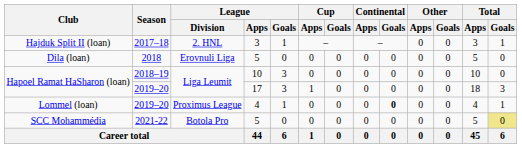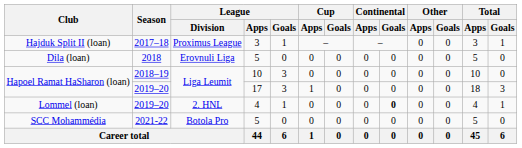(207, 43) 2. HNL -> (207, 43) Proximus League
(207, 105) Proximus League -> (207, 105) 2. HNL
(503, 120) khaki background -> (503, 120) no background
